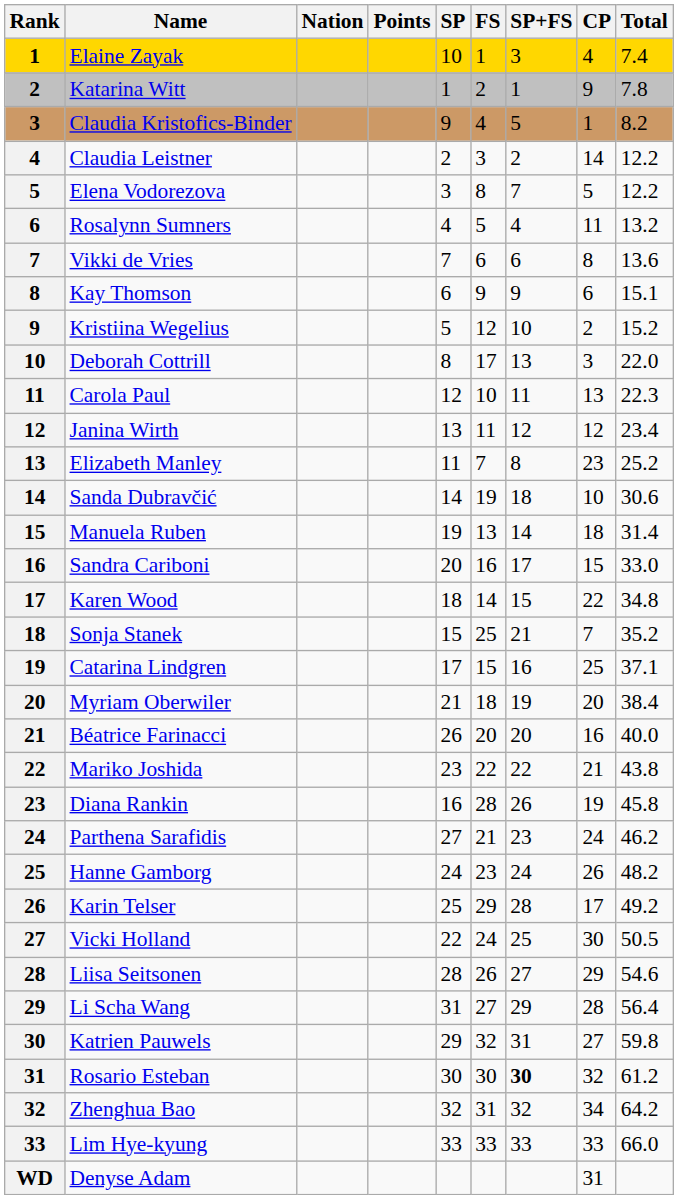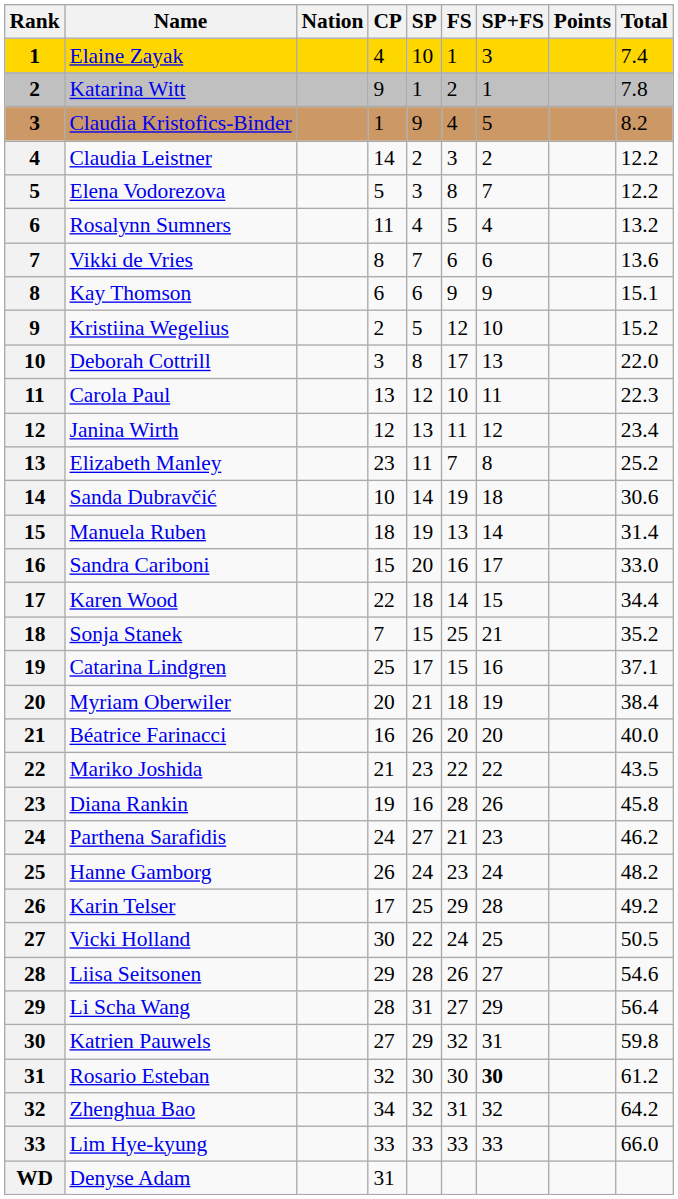columns swapped: (597, 21) <-> (402, 21)
(640, 599) 34.8 -> (640, 599) 34.4
(640, 769) 43.8 -> (640, 769) 43.5
